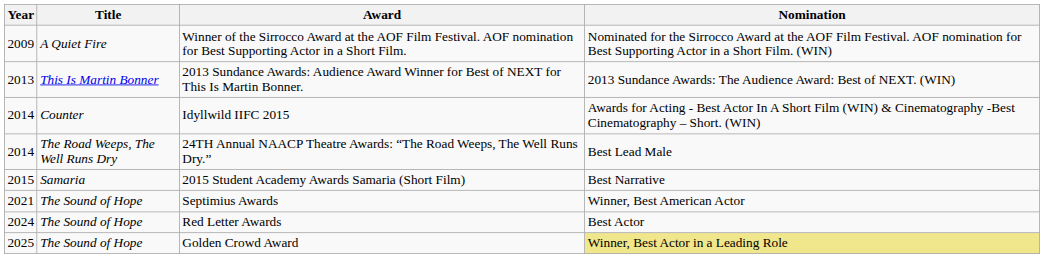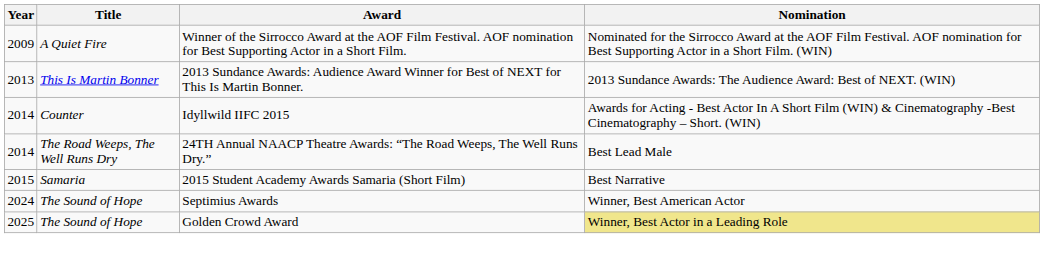(21, 201) 2021 -> (21, 201) 2024
- row: (232, 222)
